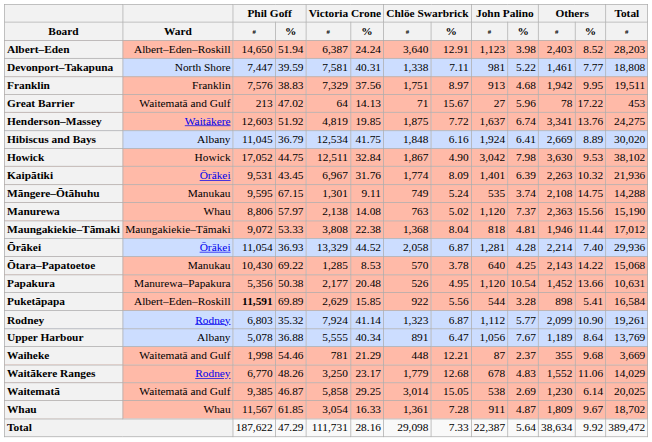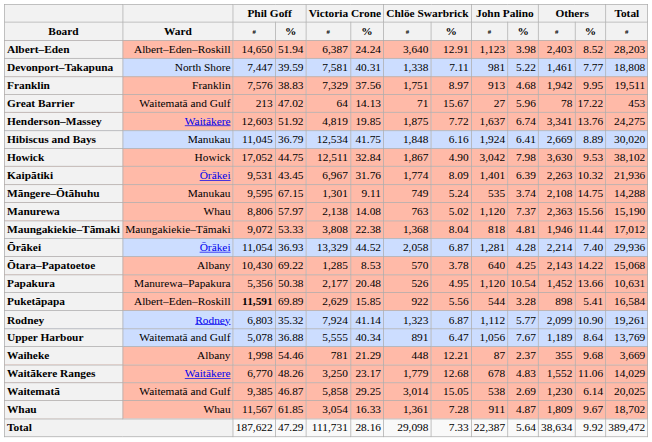(214, 139) Albany -> (209, 139) Manukau
(209, 265) Manukau -> (214, 265) Albany
(214, 337) Albany -> (185, 337) Waitematā and Gulf
(185, 355) Waitematā and Gulf -> (214, 355) Albany
(213, 373) Rodney -> (208, 373) Waitākere
